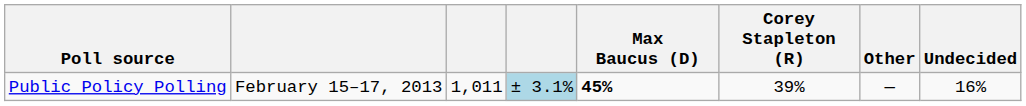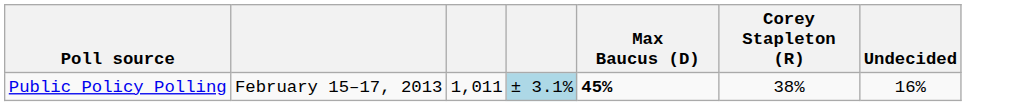- column: (890, 59)
(789, 87) 39% -> (789, 87) 38%
